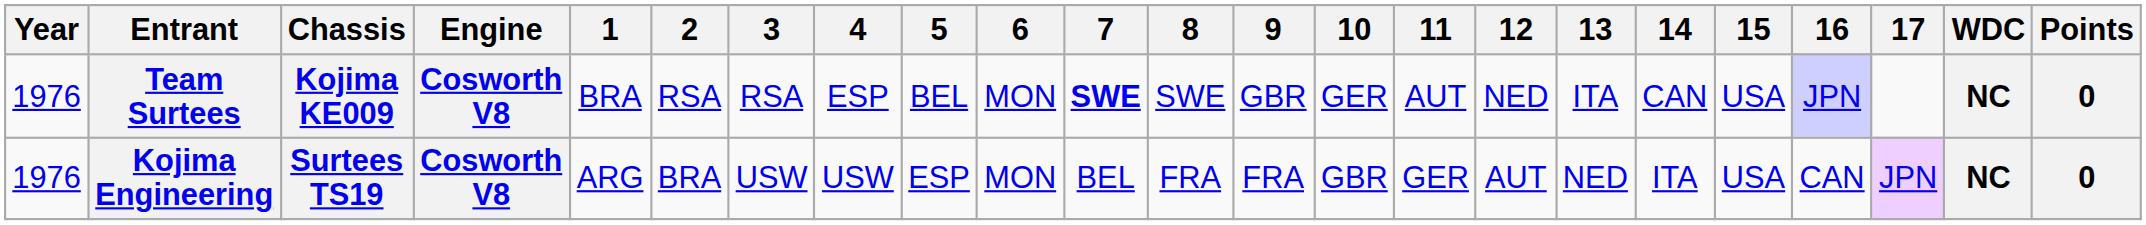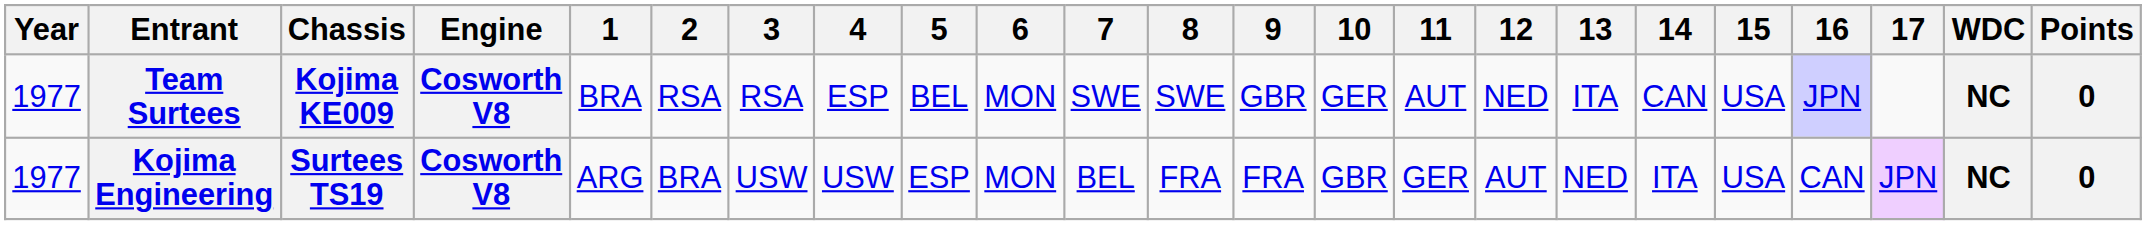(47, 96) 1976 -> (47, 96) 1977
(1106, 96) bold -> (1106, 96) normal
(47, 179) 1976 -> (47, 179) 1977
